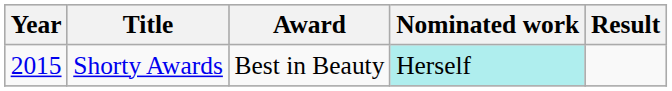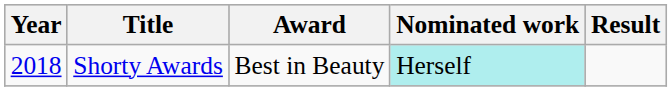(36, 65) 2015 -> (36, 65) 2018
